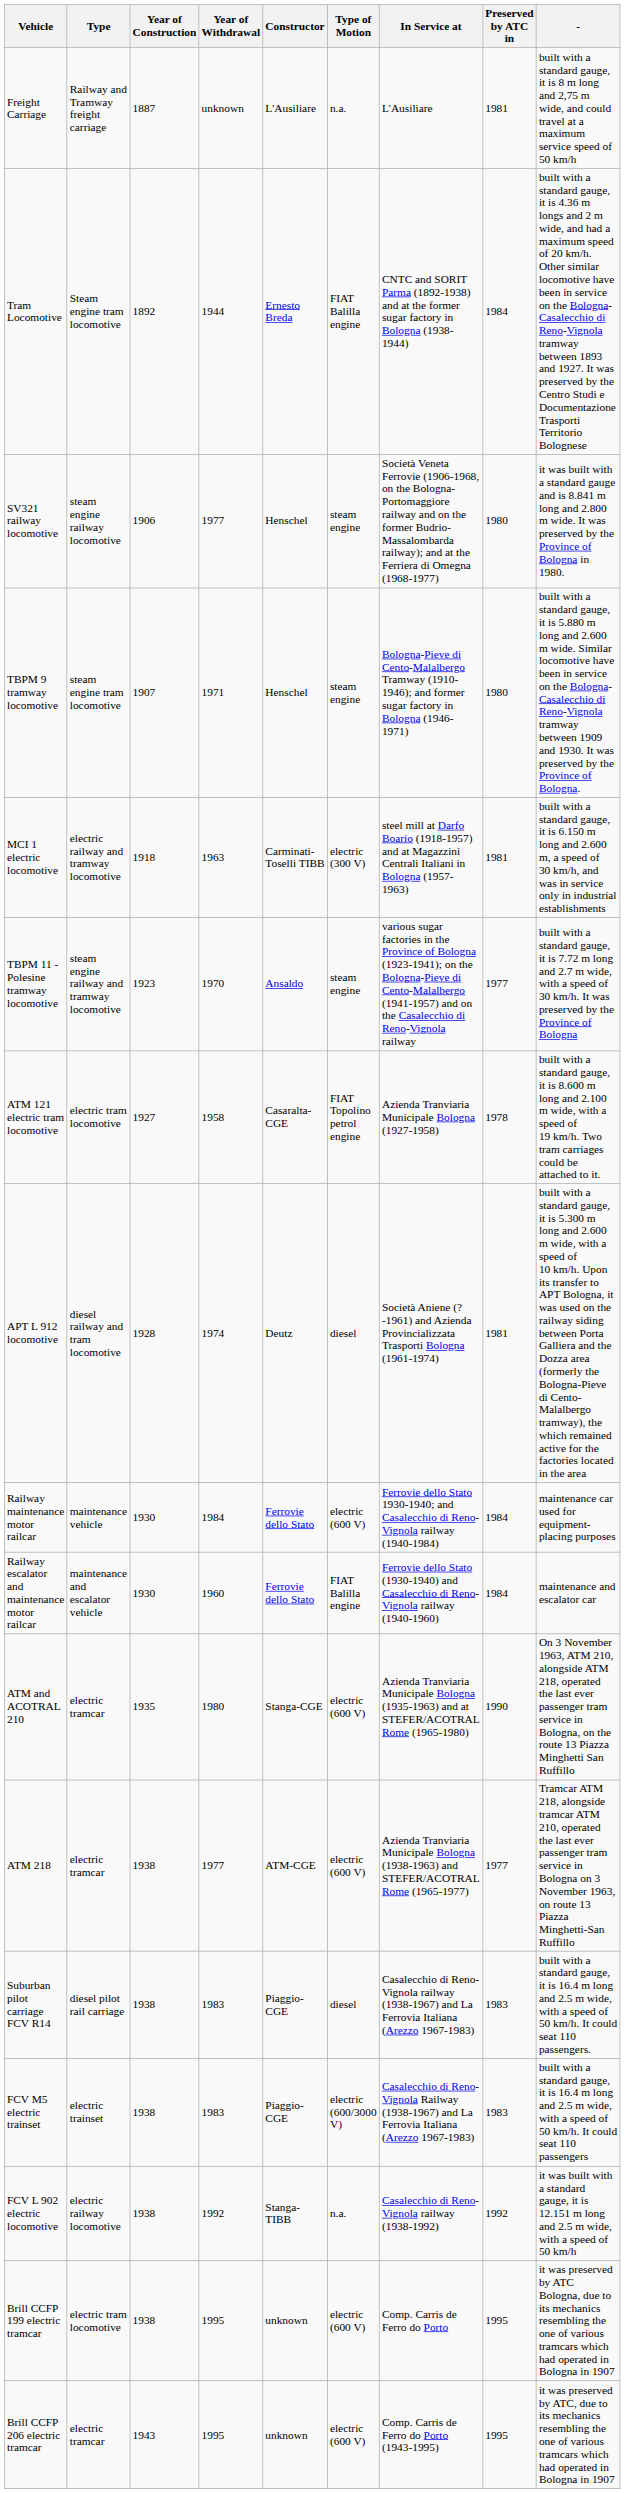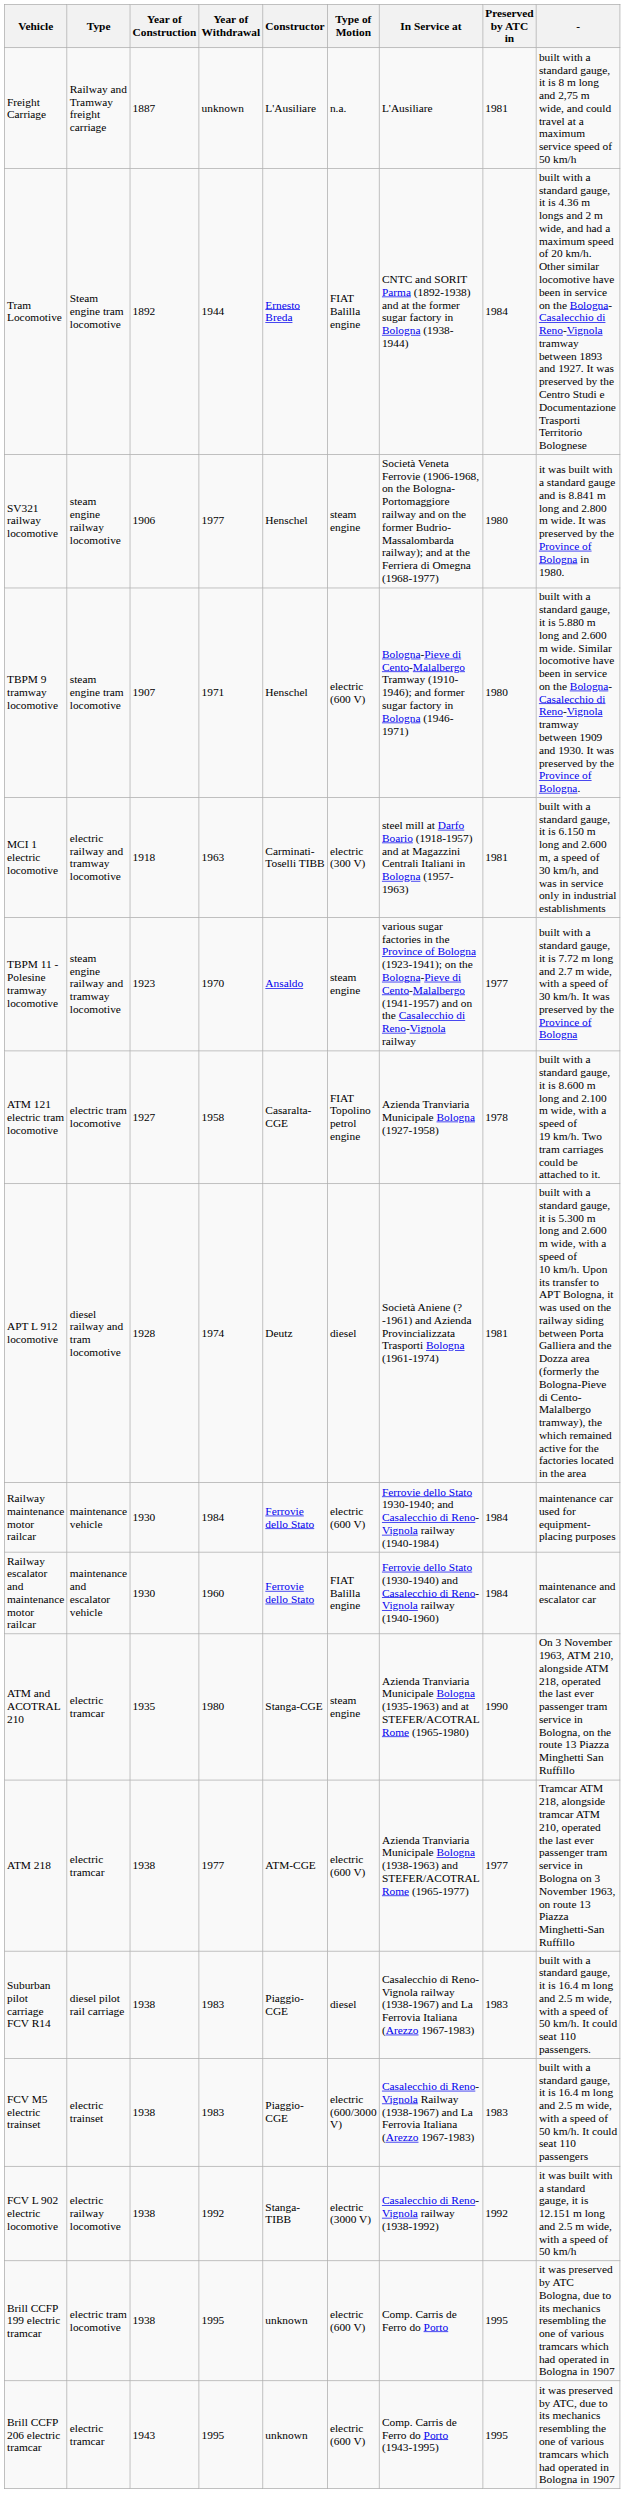(345, 692) steam engine -> (348, 692) electric (600 V)
(348, 1706) electric (600 V) -> (345, 1706) steam engine
(338, 2213) n.a. -> (350, 2213) electric (3000 V)
